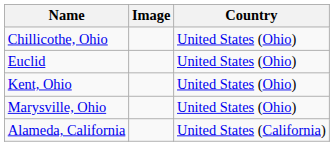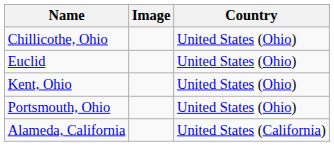- row: (57, 107)
+ row: (59, 107)
